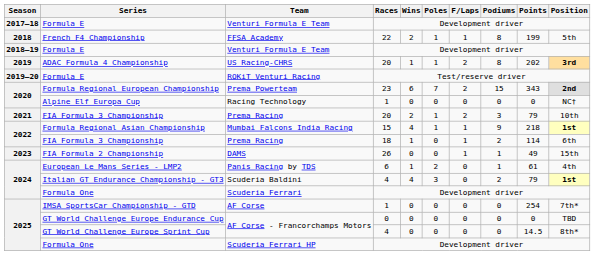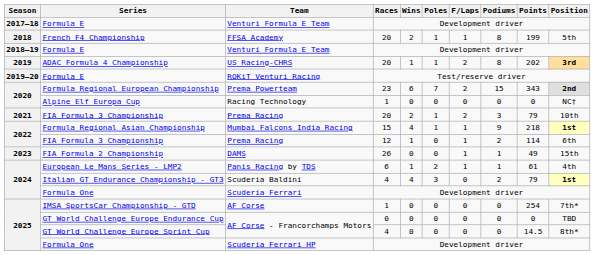(387, 36) 22 -> (387, 36) 20
(387, 140) 18 -> (387, 140) 12
(465, 166) 0 -> (465, 166) 1
